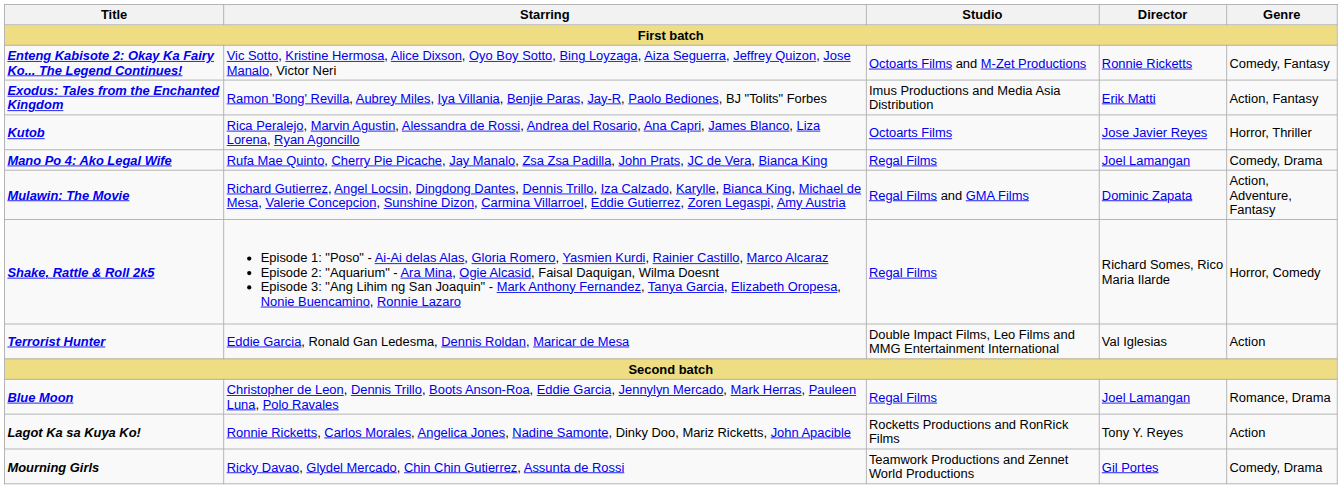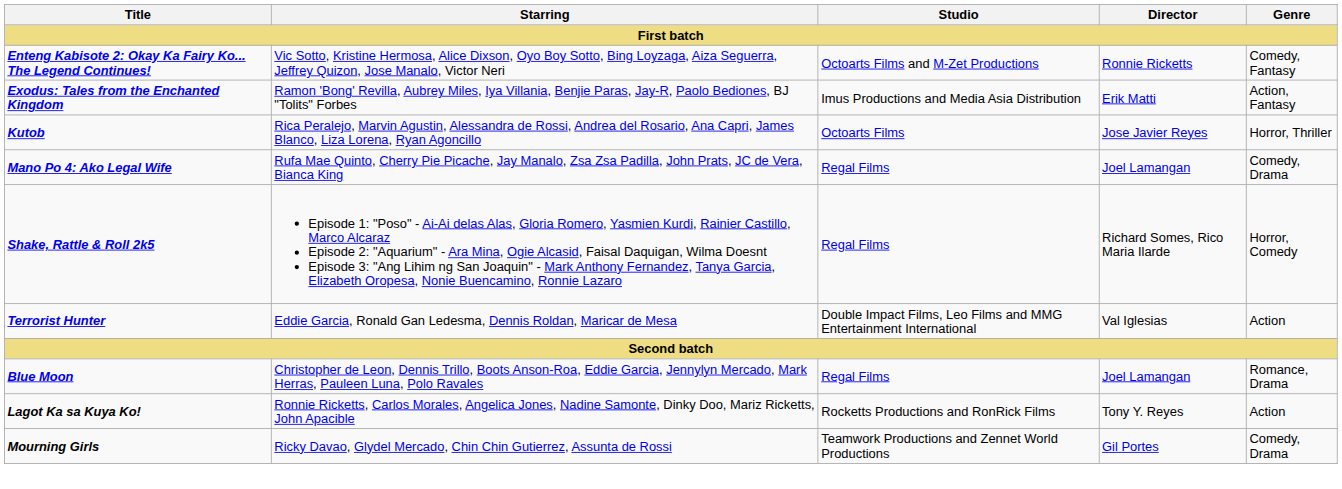- row: (68, 195)
